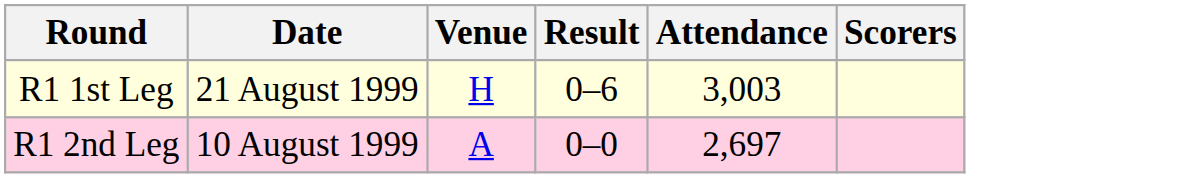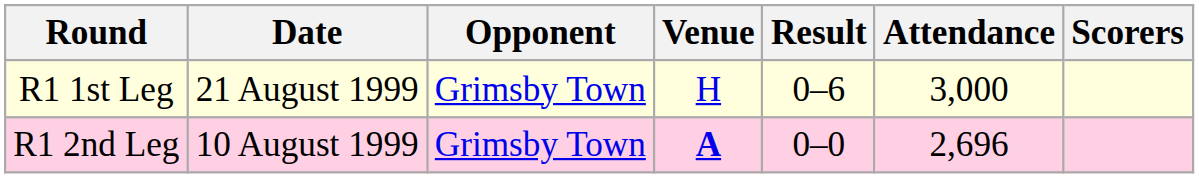+ column: (540, 32)
(742, 88) 3,003 -> (969, 88) 3,000
(481, 144) normal -> (708, 144) bold
(742, 144) 2,697 -> (969, 144) 2,696
